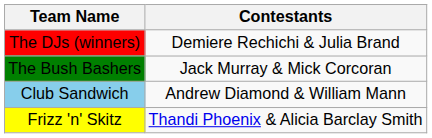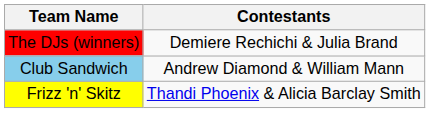- row: (75, 68)
